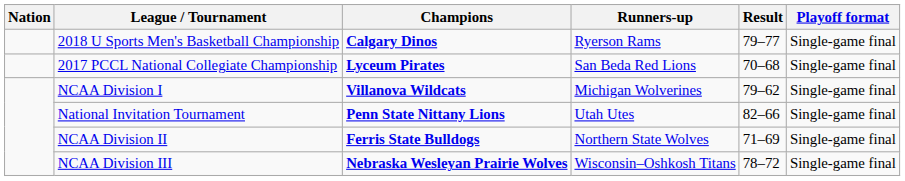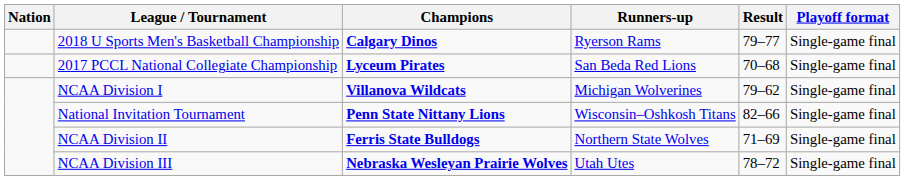(604, 114) Utah Utes -> (655, 114) Wisconsin–Oshkosh Titans
(655, 163) Wisconsin–Oshkosh Titans -> (604, 163) Utah Utes
